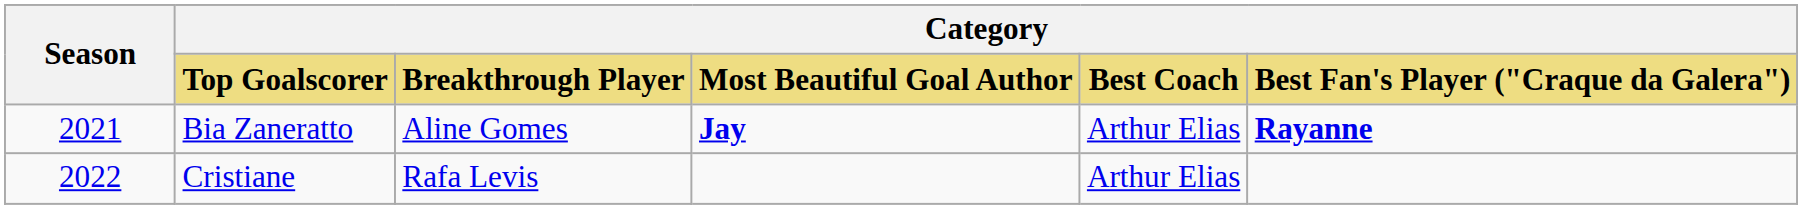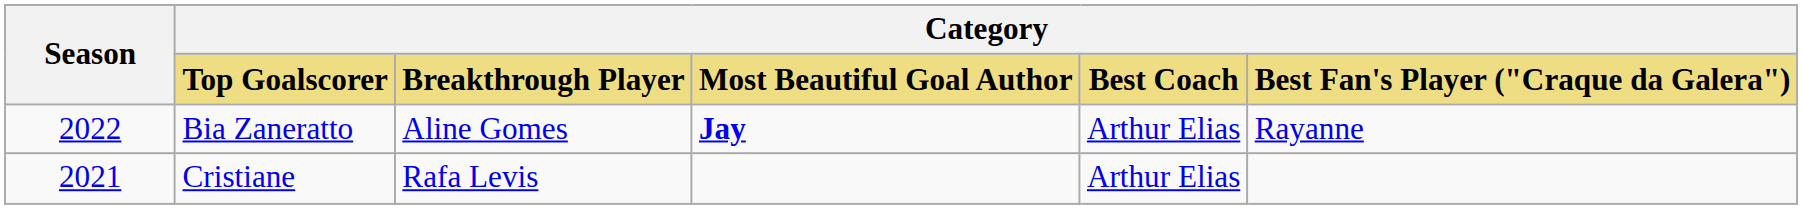(90, 128) 2021 -> (90, 128) 2022
(1314, 128) bold -> (1309, 128) normal
(90, 177) 2022 -> (90, 177) 2021
